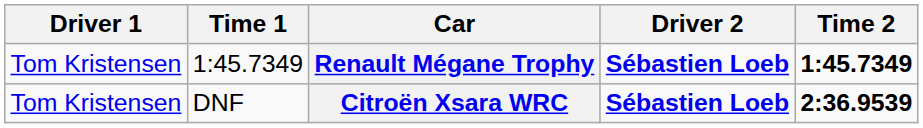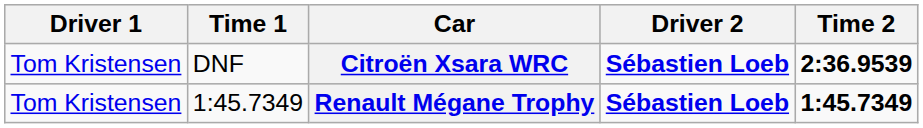rows swapped: (454, 63) <-> (454, 102)
